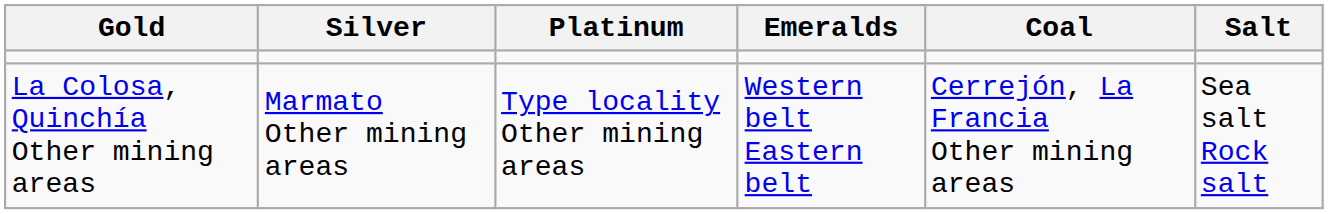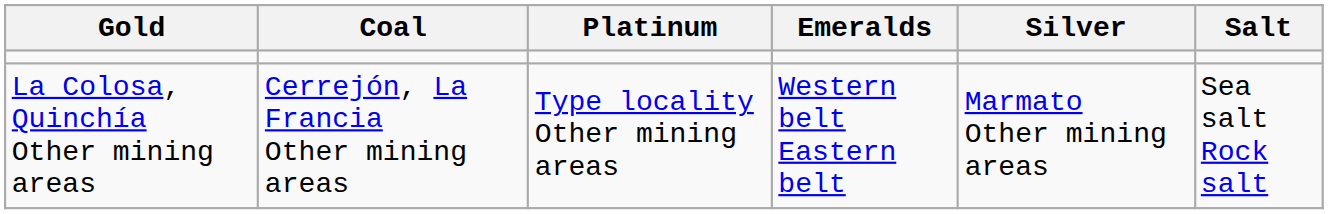columns swapped: (376, 28) <-> (1059, 28)
